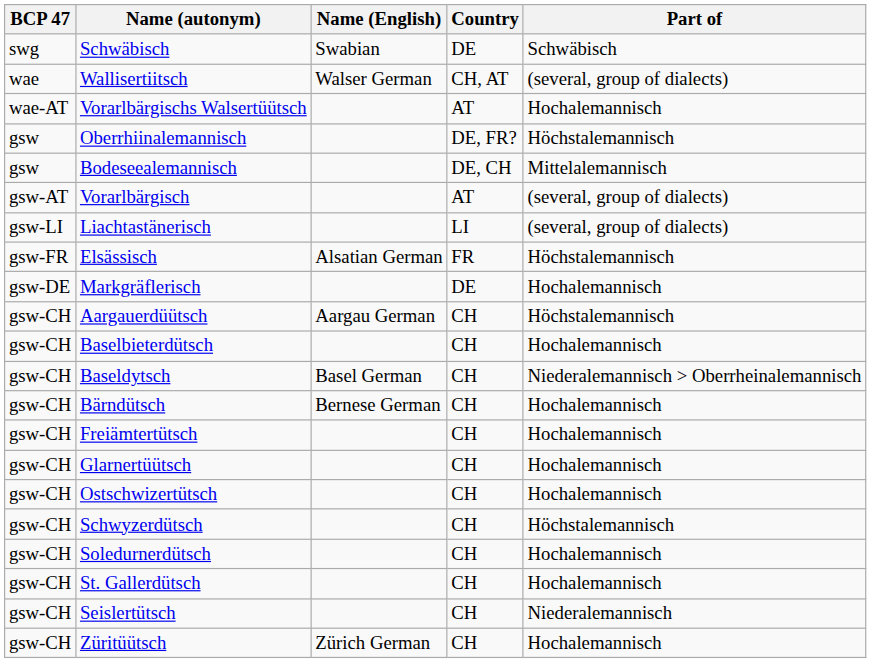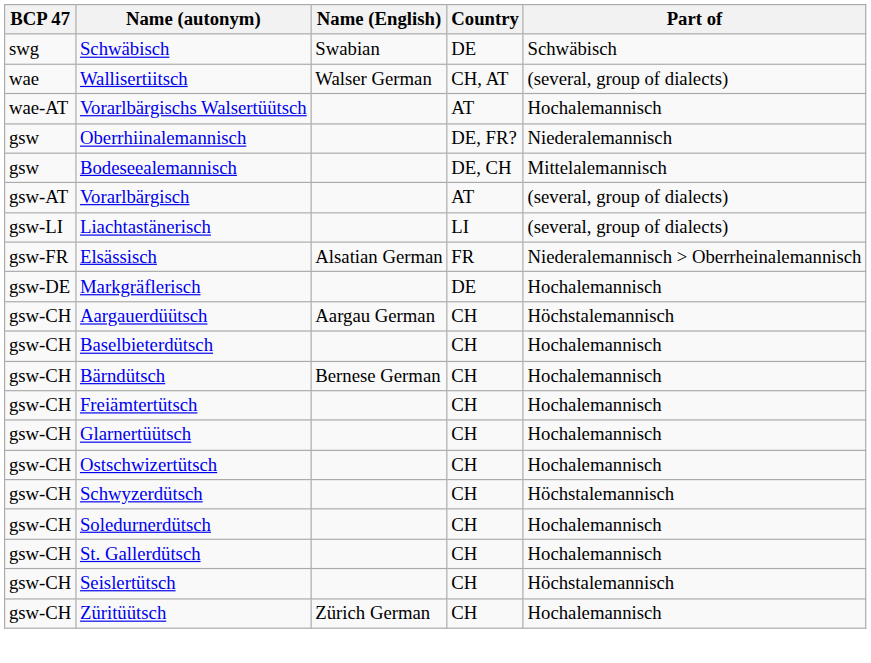(601, 138) Höchstalemannisch -> (600, 138) Niederalemannisch
(601, 256) Höchstalemannisch -> (694, 256) Niederalemannisch > Oberrheinalemannisch
- row: (125, 375)
(600, 613) Niederalemannisch -> (601, 583) Höchstalemannisch
